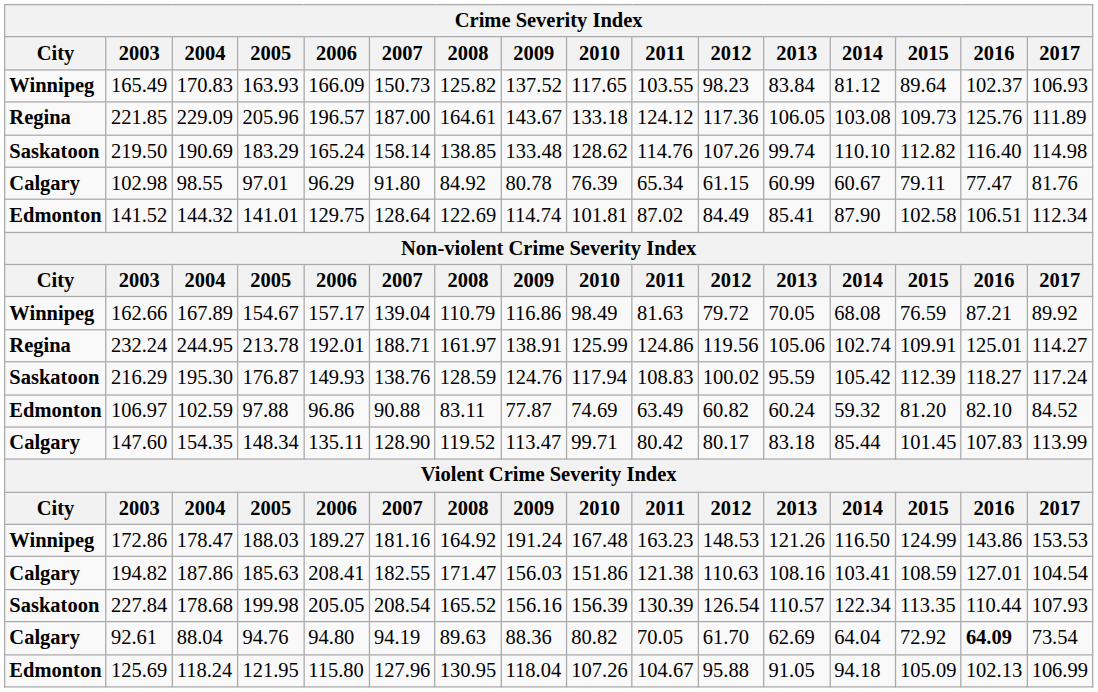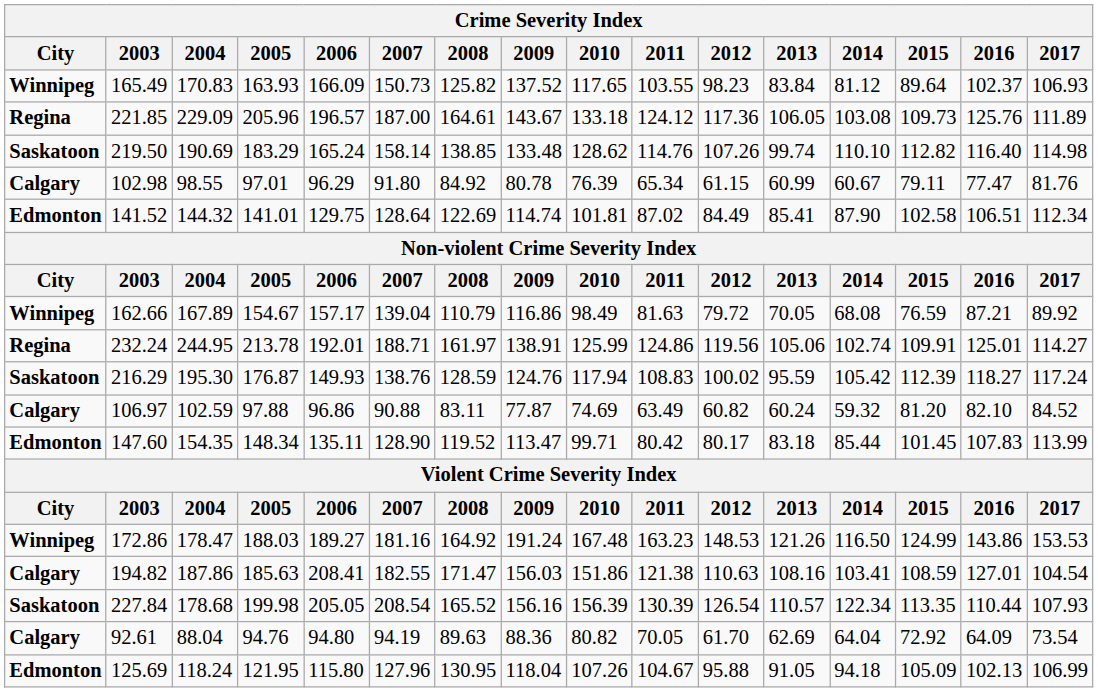(55, 410) Edmonton -> (45, 410) Calgary
(45, 442) Calgary -> (55, 442) Edmonton
(989, 637) bold -> (989, 637) normal
